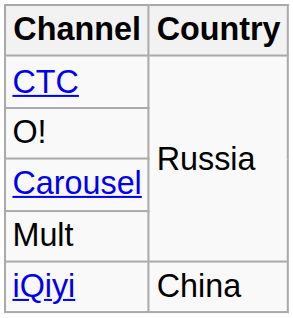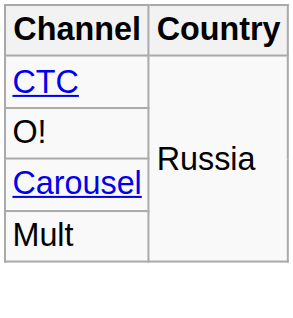- row: (44, 286)
